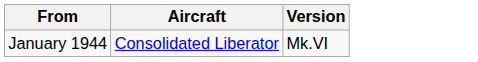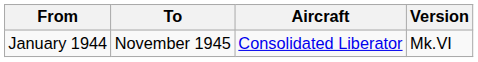+ column: (173, 17)
